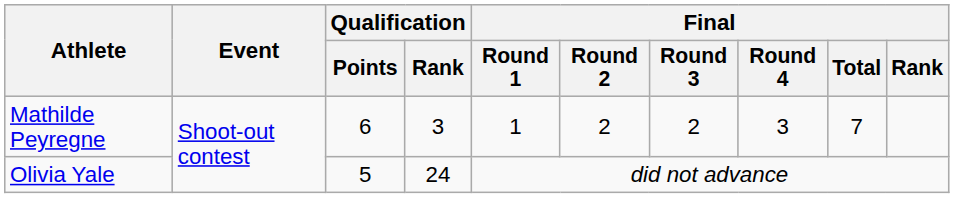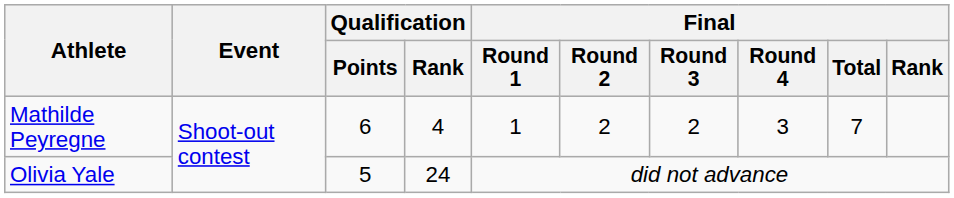(438, 127) 3 -> (438, 127) 4
